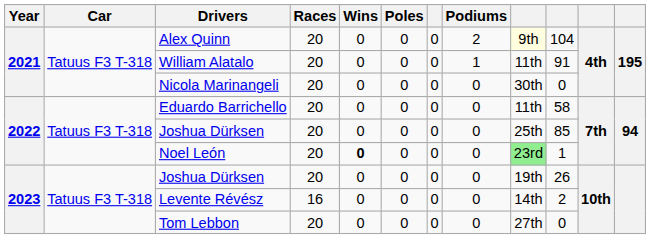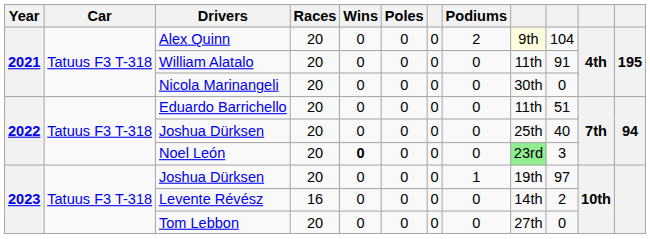(476, 61) 1 -> (476, 61) 0
(562, 107) 58 -> (562, 107) 51
(562, 130) 85 -> (562, 130) 40
(562, 153) 1 -> (562, 153) 3
(476, 176) 0 -> (476, 176) 1
(562, 176) 26 -> (562, 176) 97
